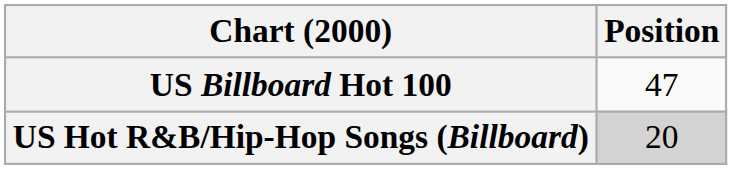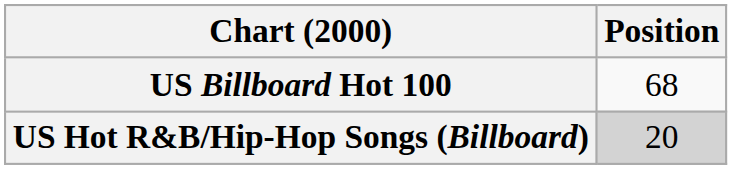(662, 84) 47 -> (662, 84) 68
